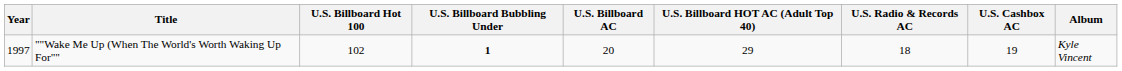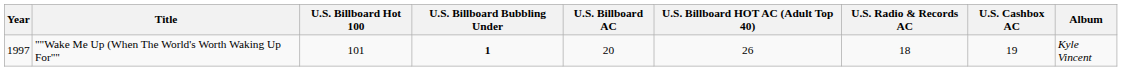(356, 50) 102 -> (356, 50) 101
(748, 50) 29 -> (748, 50) 26
